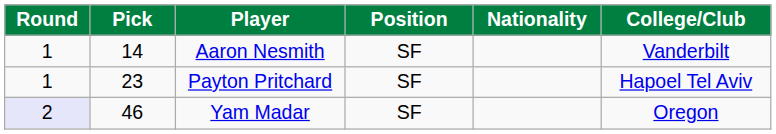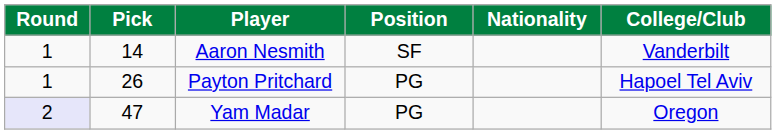(132, 81) 23 -> (132, 81) 26
(409, 81) SF -> (409, 81) PG
(132, 112) 46 -> (132, 112) 47
(409, 112) SF -> (409, 112) PG
